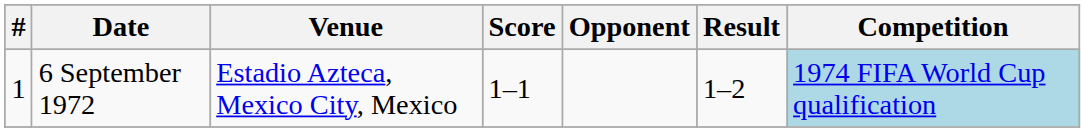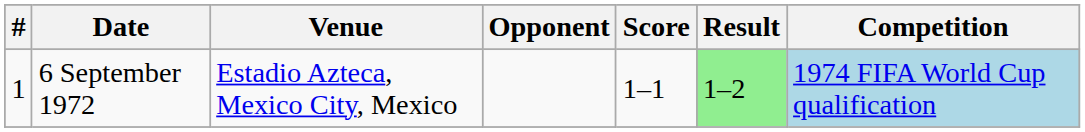columns swapped: (629, 26) <-> (522, 26)
(724, 87) no background -> (724, 87) lightgreen background
